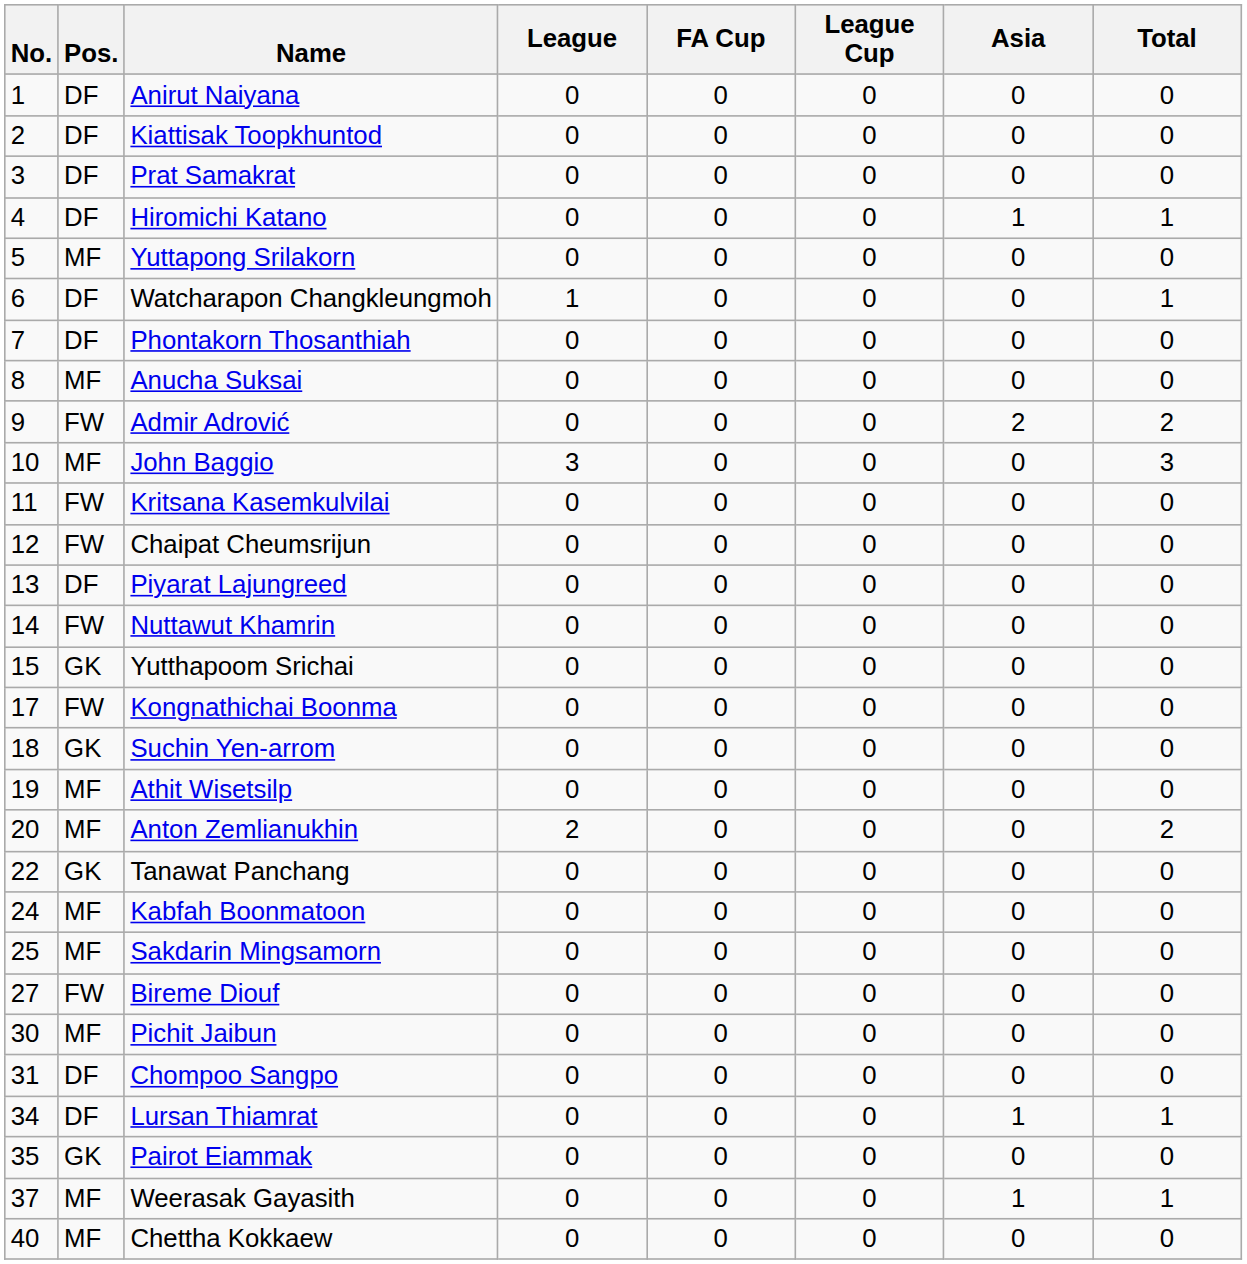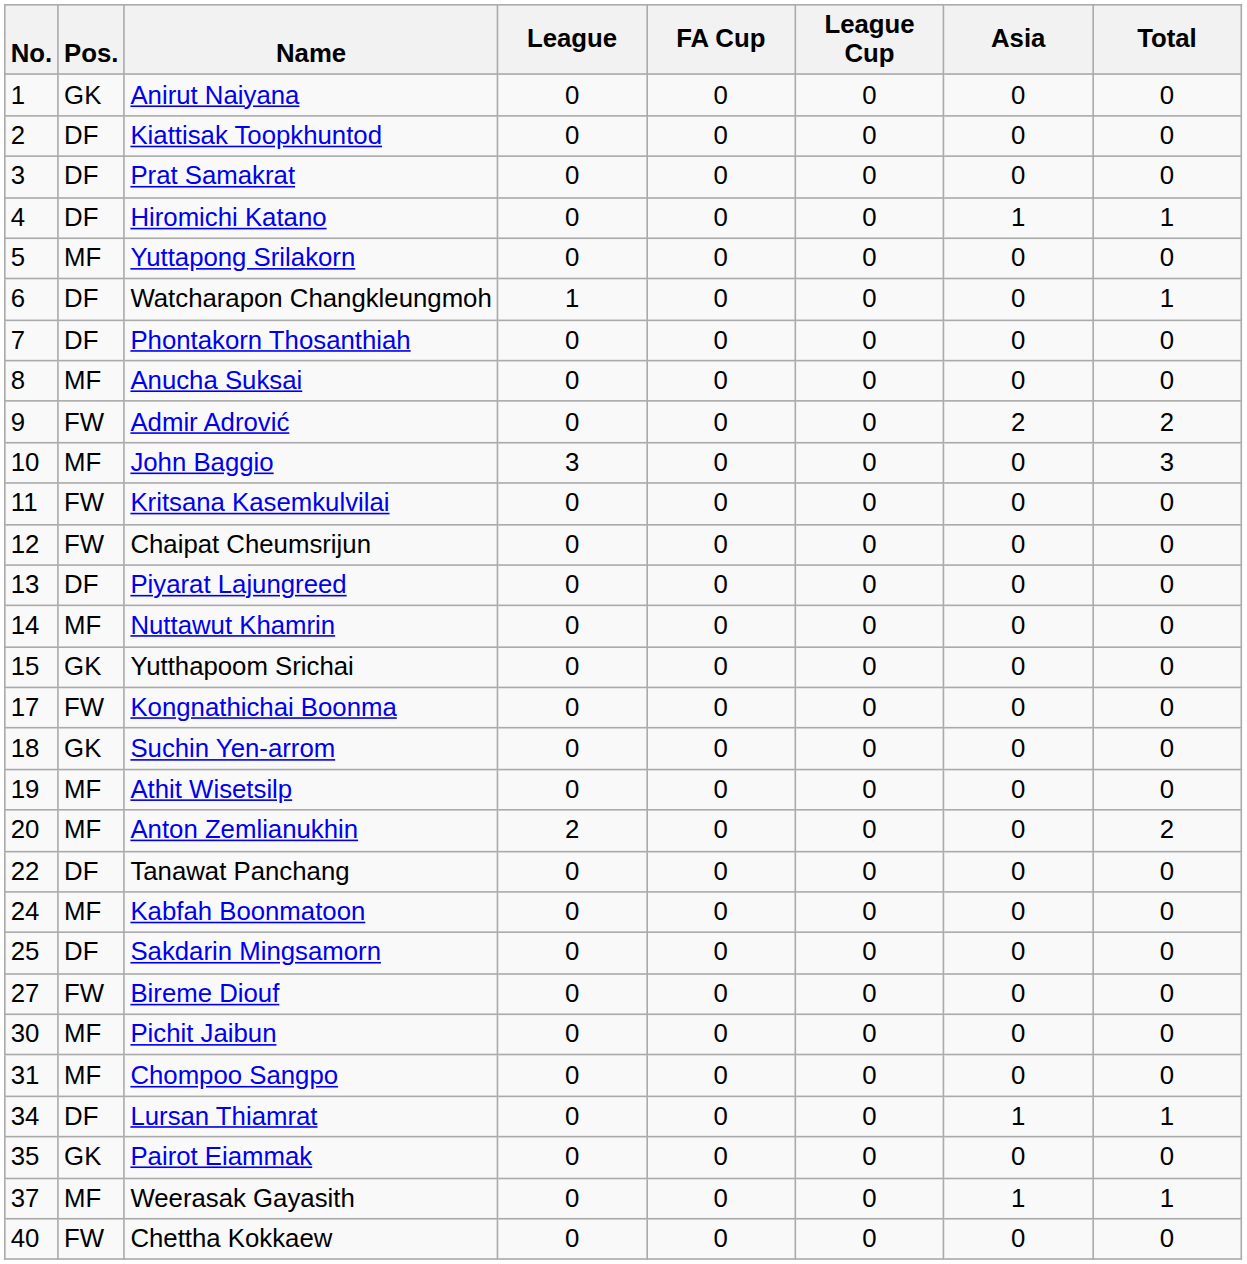(81, 94) DF -> (83, 94) GK
(84, 625) FW -> (83, 625) MF
(83, 870) GK -> (81, 870) DF
(83, 952) MF -> (81, 952) DF
(81, 1075) DF -> (83, 1075) MF
(83, 1238) MF -> (84, 1238) FW
